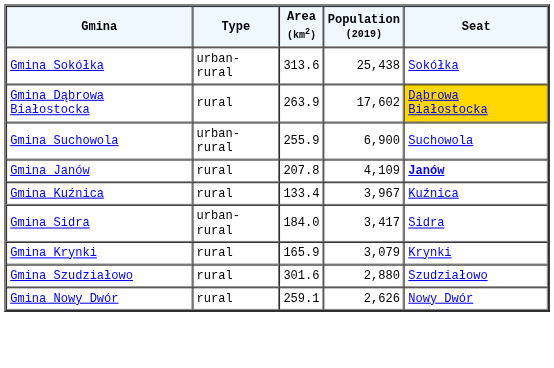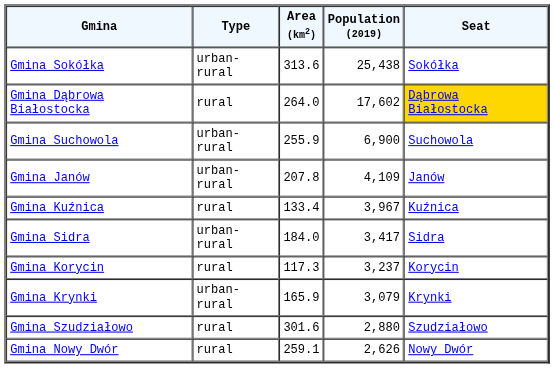(301, 103) 263.9 -> (301, 103) 264.0
(215, 170) rural -> (218, 178) urban-rural
(426, 170) bold -> (426, 178) normal
+ row: (57, 268)
(215, 253) rural -> (218, 297) urban-rural
